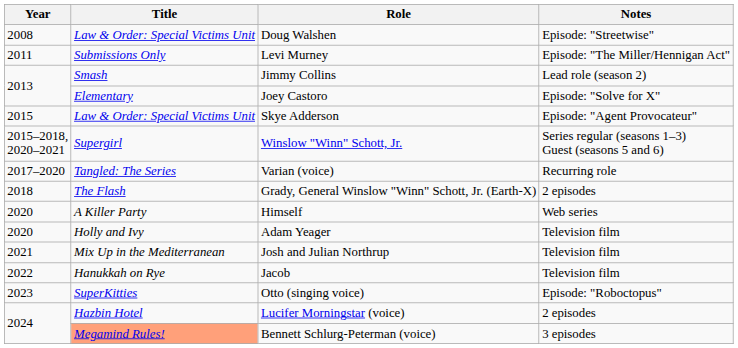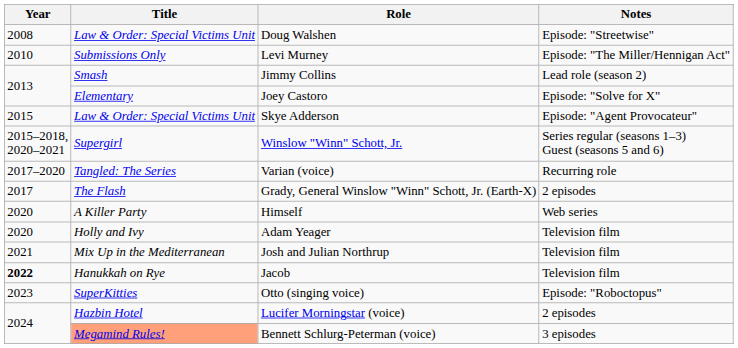(20, 55) 2011 -> (20, 55) 2010
(20, 191) 2018 -> (20, 191) 2017
(20, 272) normal -> (20, 272) bold
